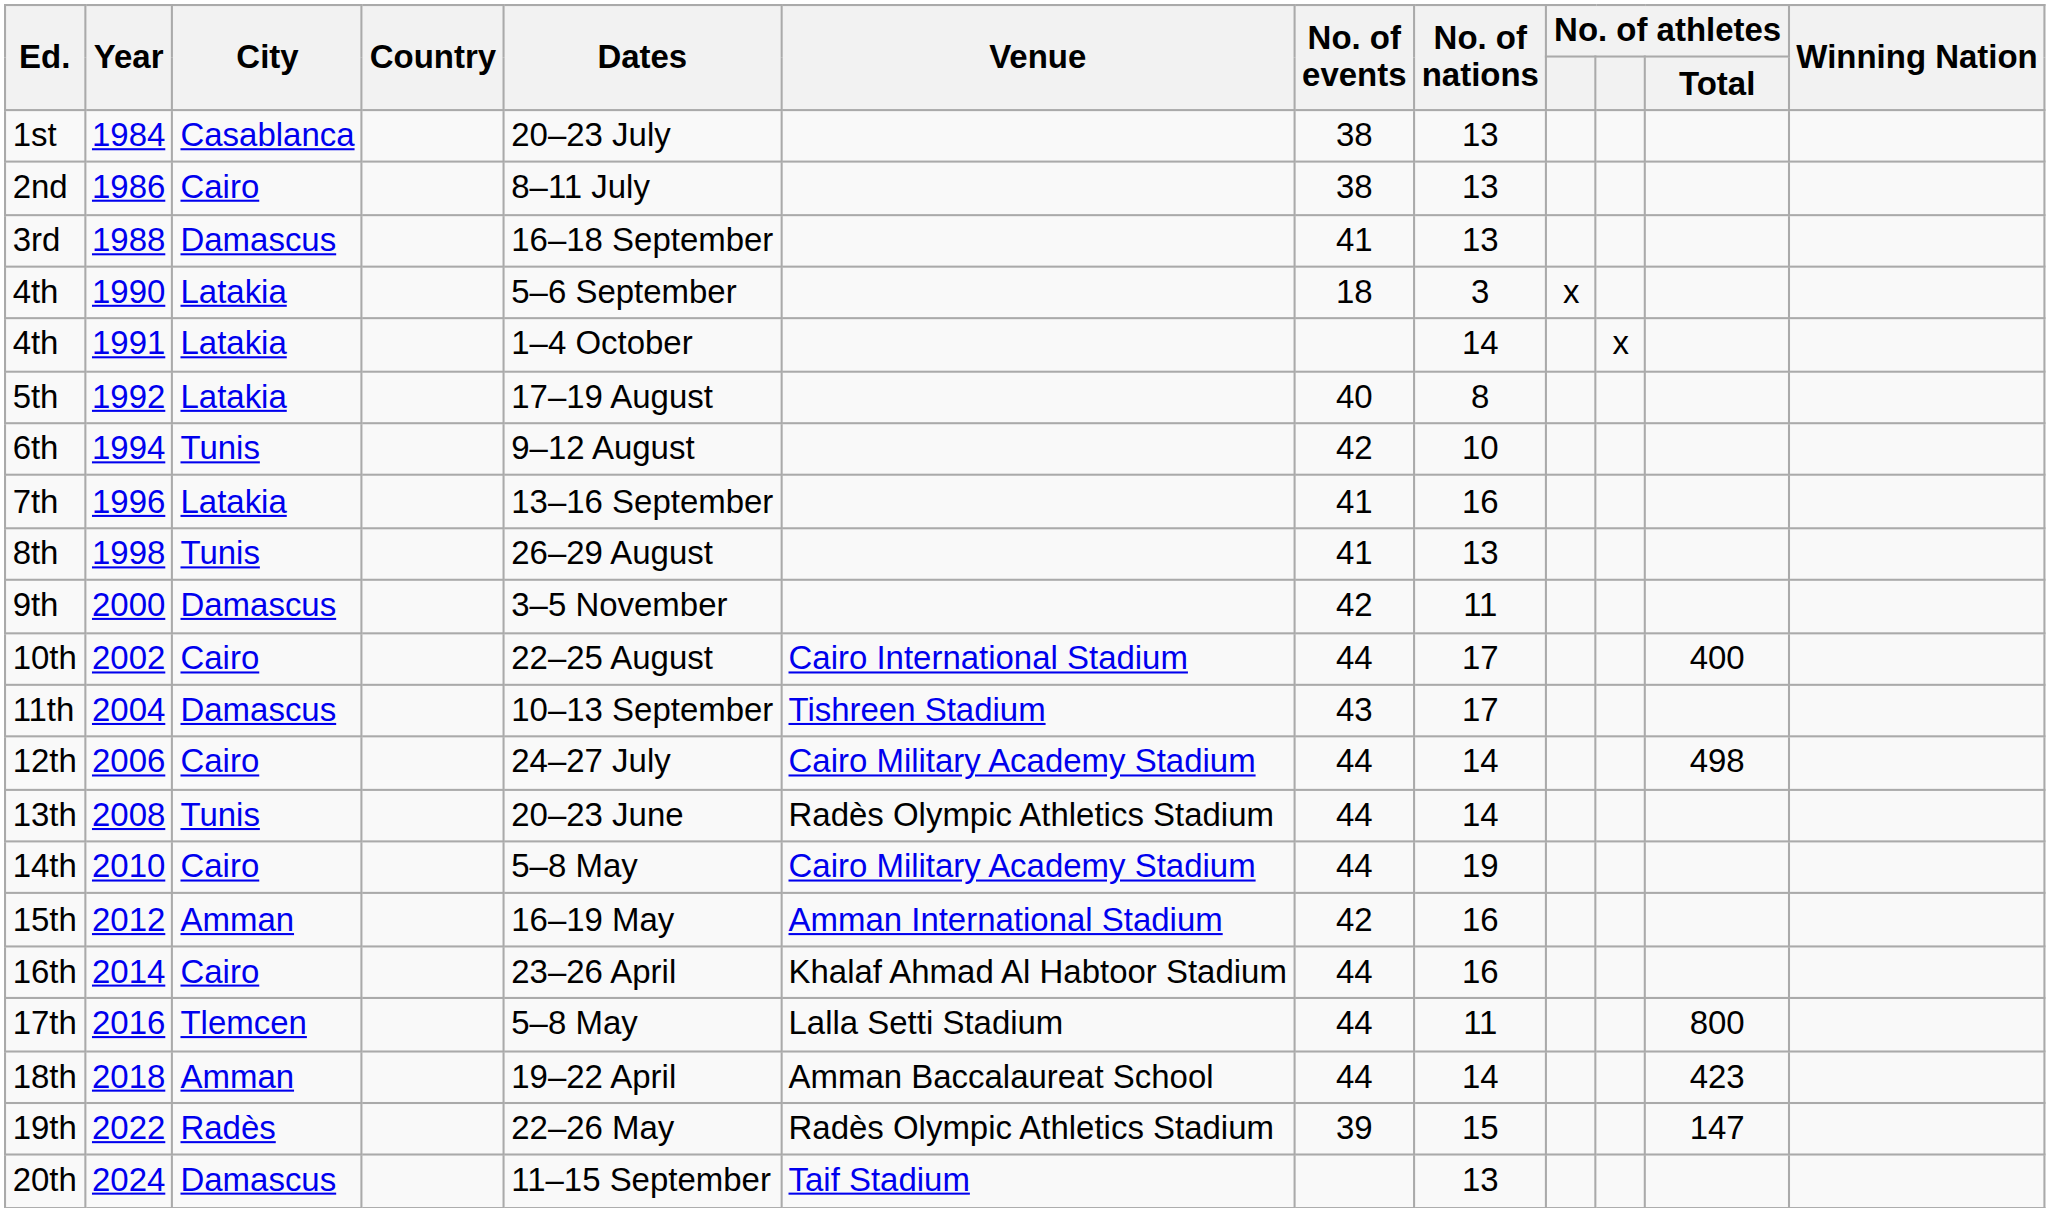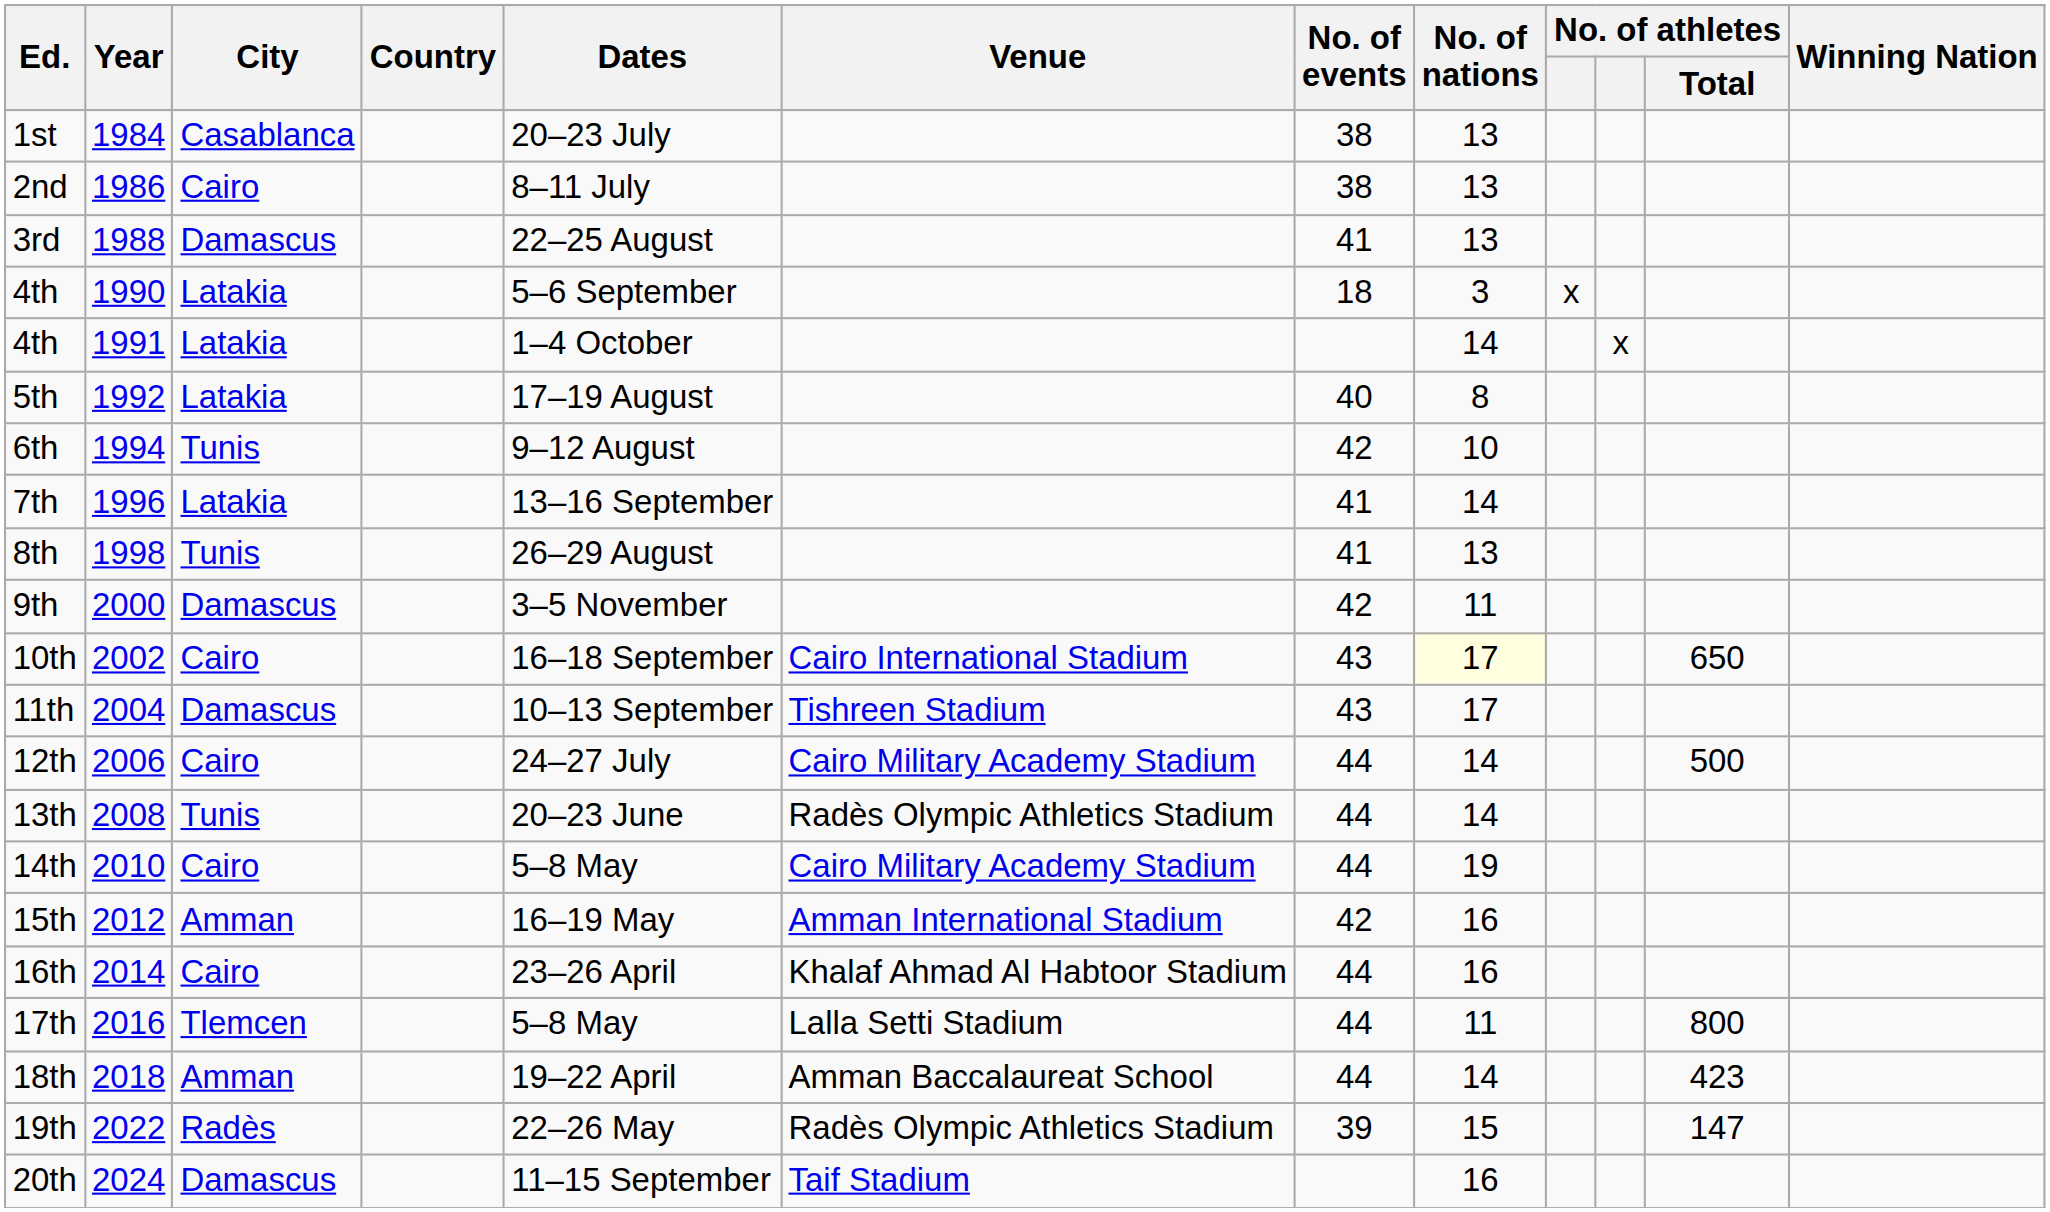(642, 239) 16–18 September -> (612, 239) 22–25 August
(1480, 501) 16 -> (1480, 501) 14
(612, 657) 22–25 August -> (642, 657) 16–18 September
(1354, 657) 44 -> (1354, 657) 43
(1480, 657) no background -> (1480, 657) lightyellow background
(1717, 657) 400 -> (1717, 657) 650
(1717, 762) 498 -> (1717, 762) 500
(1480, 1180) 13 -> (1480, 1180) 16
